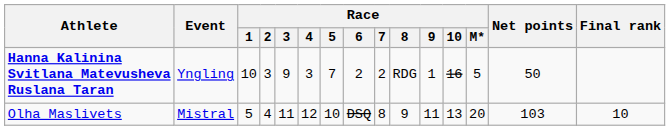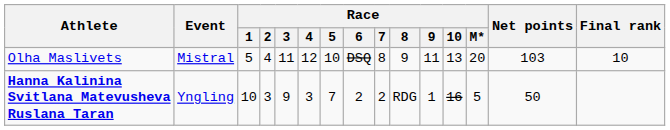rows swapped: (65, 114) <-> (89, 75)
